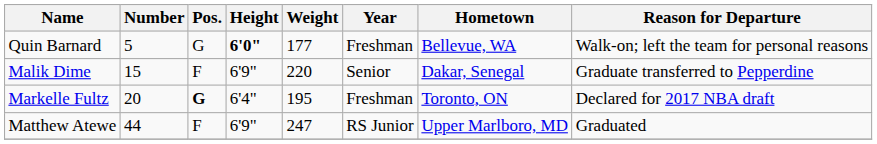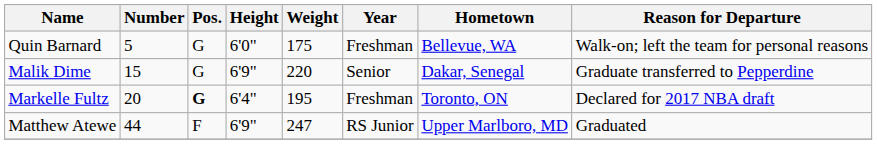(245, 44) bold -> (243, 44) normal
(299, 44) 177 -> (299, 44) 175
(197, 71) F -> (198, 71) G
